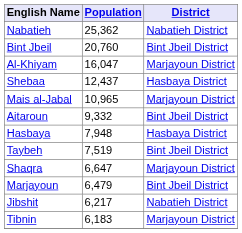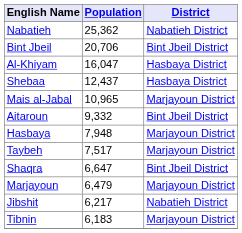(101, 47) 20,760 -> (101, 47) 20,706
(191, 64) Marjayoun District -> (187, 64) Hasbaya District
(187, 133) Hasbaya District -> (191, 133) Marjayoun District
(98, 151) 7,519 -> (98, 151) 7,517
(187, 151) Bint Jbeil District -> (191, 151) Marjayoun District
(191, 168) Marjayoun District -> (187, 168) Bint Jbeil District
(187, 185) Bint Jbeil District -> (191, 185) Marjayoun District
